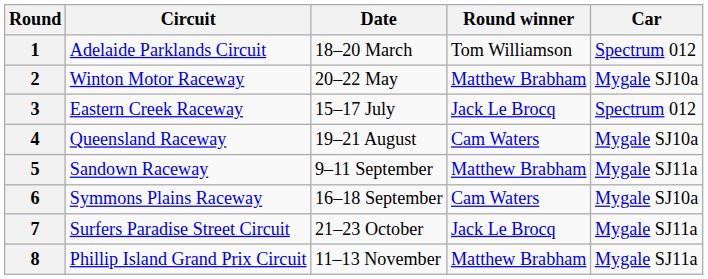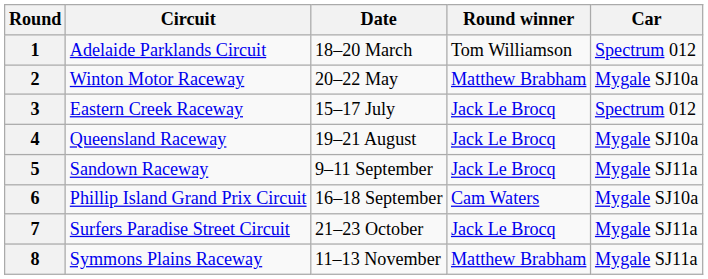(495, 139) Cam Waters -> (503, 139) Jack Le Brocq
(519, 169) Matthew Brabham -> (503, 169) Jack Le Brocq
(166, 199) Symmons Plains Raceway -> (188, 199) Phillip Island Grand Prix Circuit
(188, 259) Phillip Island Grand Prix Circuit -> (166, 259) Symmons Plains Raceway
